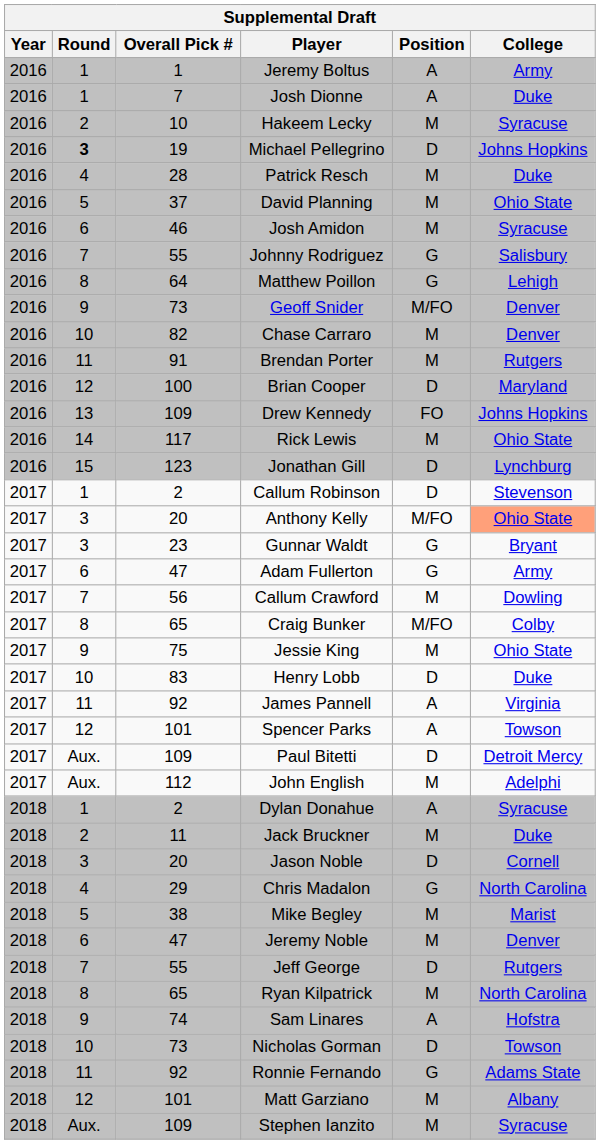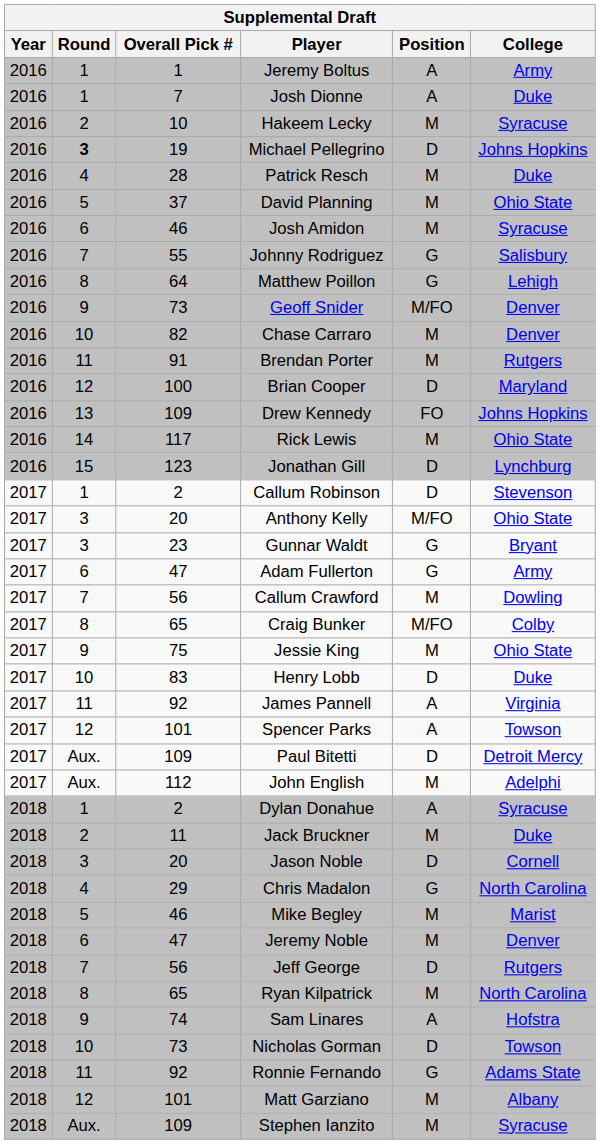(533, 519) lightsalmon background -> (533, 519) no background
(178, 914) 38 -> (178, 914) 46
(178, 967) 55 -> (178, 967) 56
